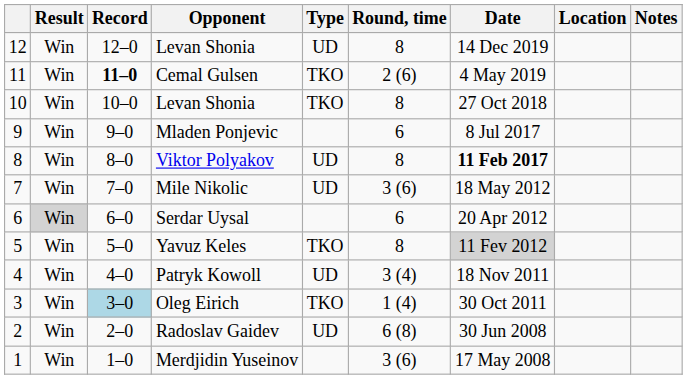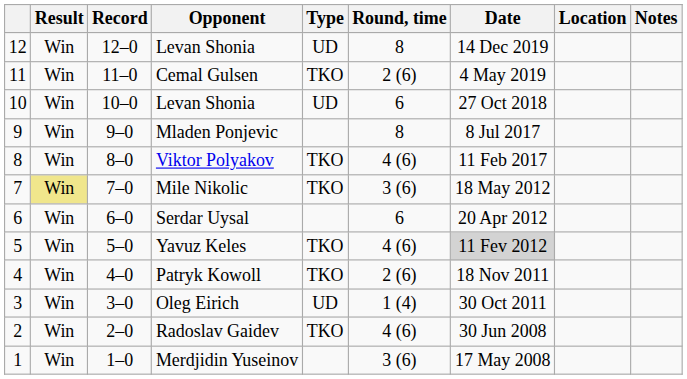(120, 75) bold -> (120, 75) normal
(325, 103) TKO -> (325, 103) UD
(399, 103) 8 -> (399, 103) 6
(399, 132) 6 -> (399, 132) 8
(325, 160) UD -> (325, 160) TKO
(399, 160) 8 -> (399, 160) 4 (6)
(503, 160) bold -> (503, 160) normal
(59, 189) no background -> (59, 189) khaki background
(325, 189) UD -> (325, 189) TKO
(59, 217) lightgrey background -> (59, 217) no background
(399, 246) 8 -> (399, 246) 4 (6)
(325, 274) UD -> (325, 274) TKO
(399, 274) 3 (4) -> (399, 274) 2 (6)
(120, 302) lightblue background -> (120, 302) no background
(325, 302) TKO -> (325, 302) UD
(325, 331) UD -> (325, 331) TKO
(399, 331) 6 (8) -> (399, 331) 4 (6)
